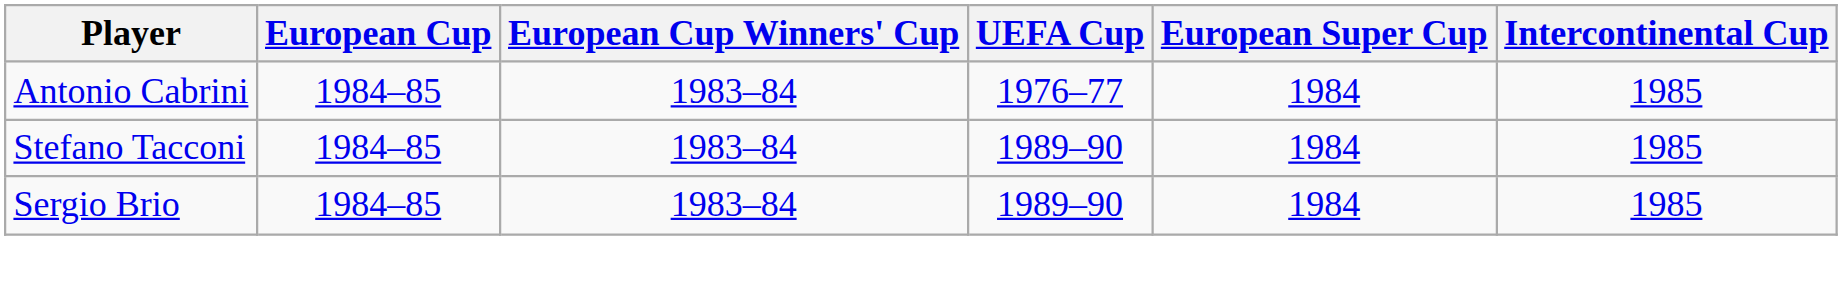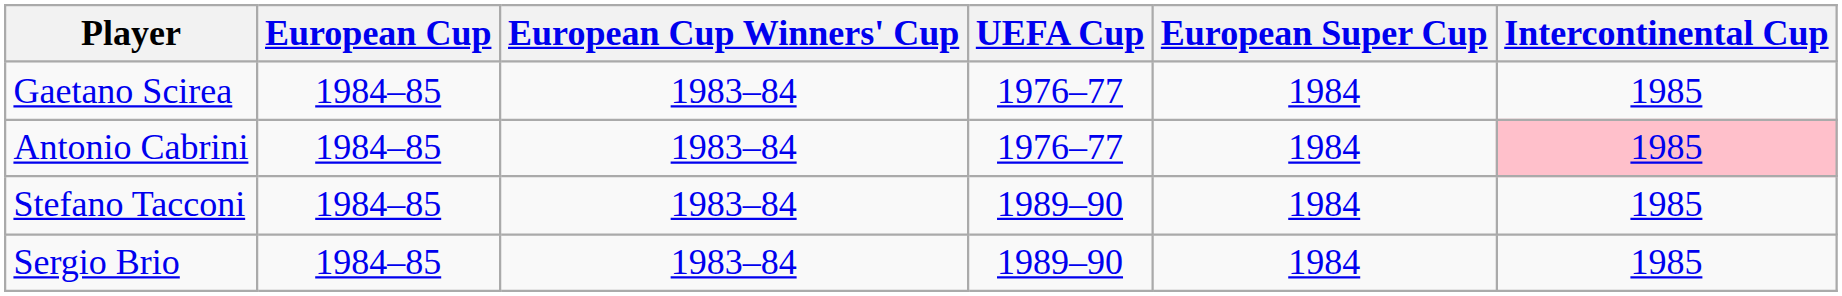+ row: (123, 90)
(1666, 90) no background -> (1666, 147) pink background
